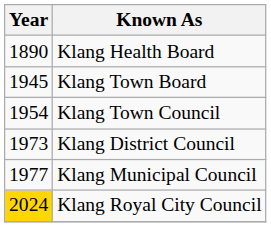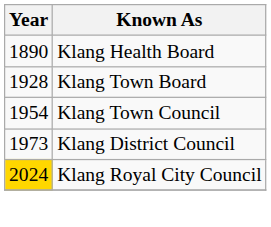(29, 81) 1945 -> (29, 81) 1928
- row: (157, 174)
